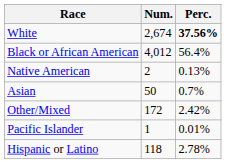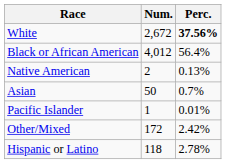(158, 33) 2,674 -> (158, 33) 2,672
rows swapped: (45, 129) <-> (39, 110)
